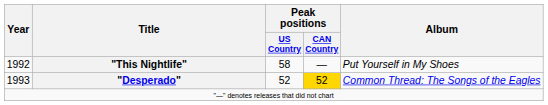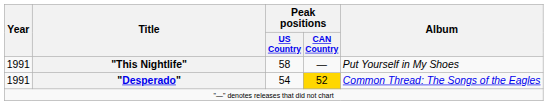(18, 64) 1992 -> (18, 64) 1991
(18, 81) 1993 -> (18, 81) 1991
(285, 81) 52 -> (285, 81) 54
